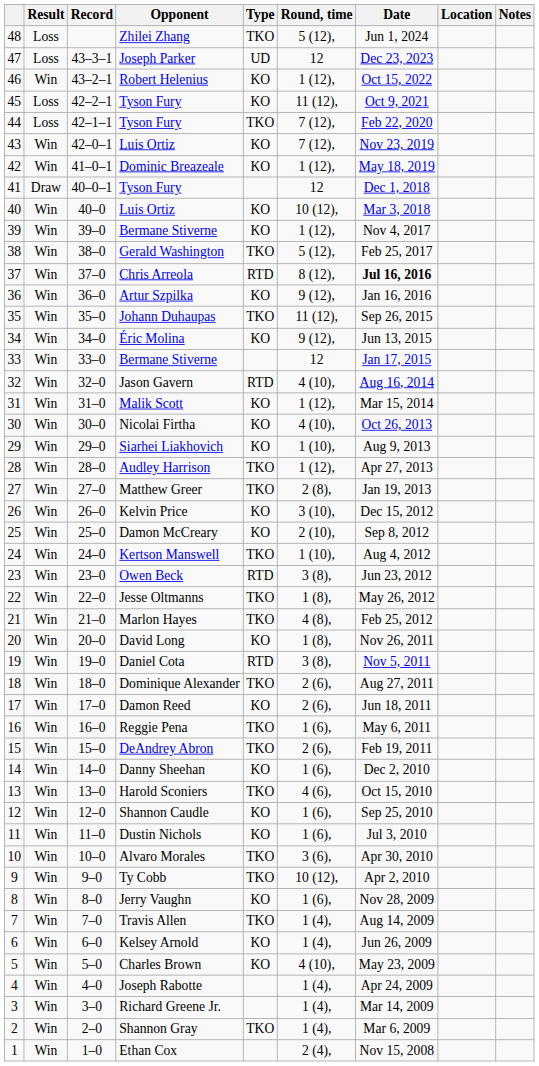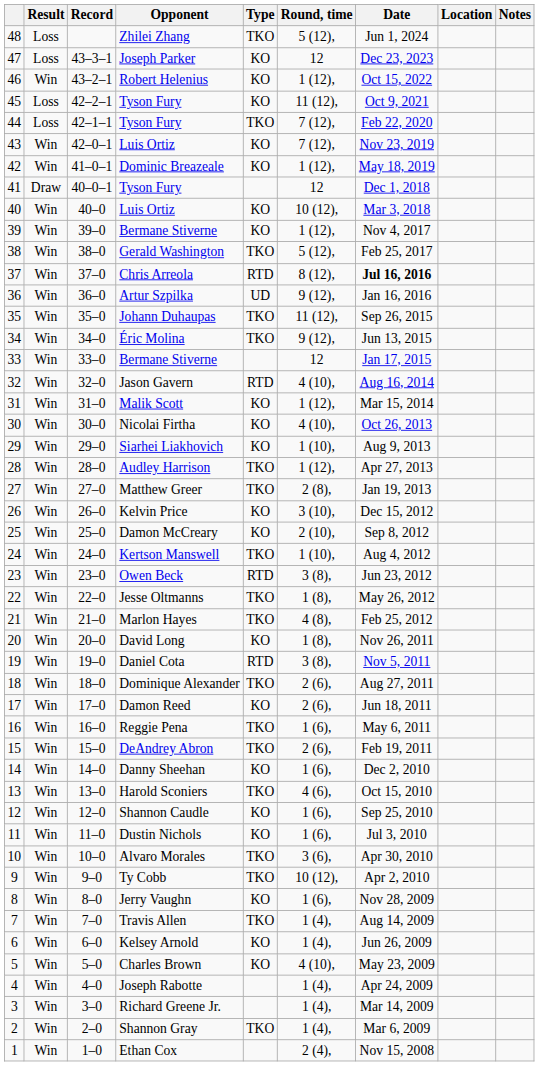(260, 58) UD -> (260, 58) KO
(260, 295) KO -> (260, 295) UD
(260, 338) KO -> (260, 338) TKO
